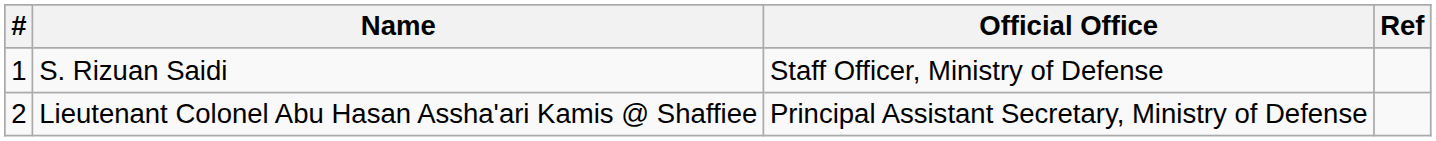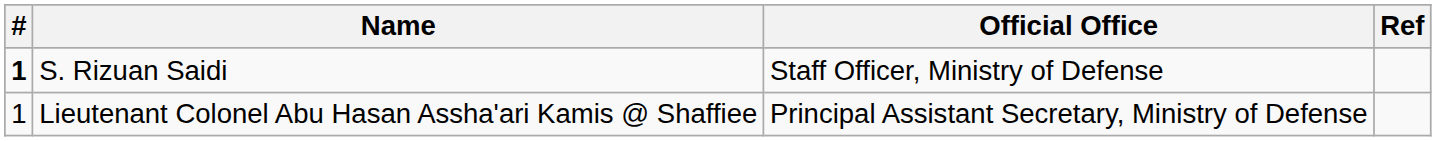(19, 69) normal -> (19, 69) bold
(19, 113) 2 -> (19, 113) 1
